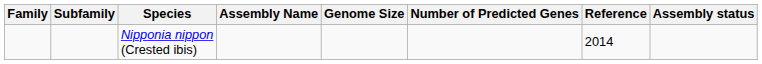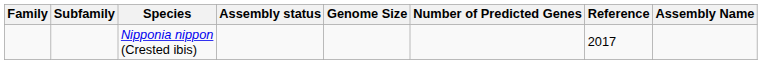columns swapped: (269, 14) <-> (704, 14)
(599, 42) 2014 -> (602, 42) 2017
